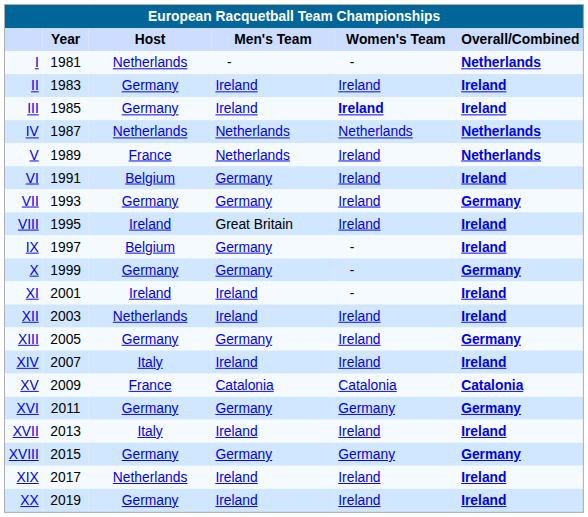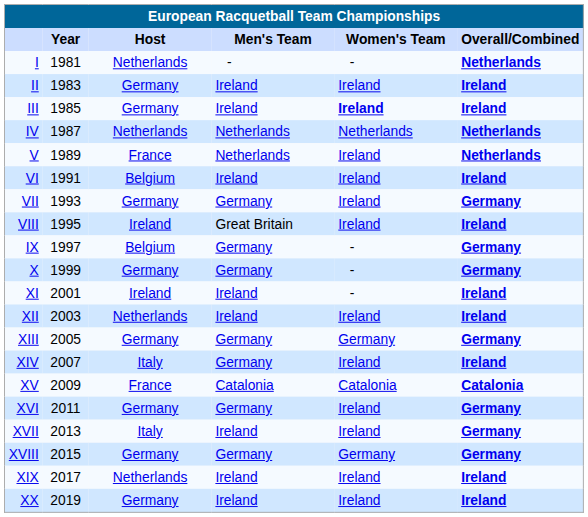(244, 178) Germany -> (237, 178) Ireland
(484, 247) Ireland -> (491, 247) Germany
(359, 339) Ireland -> (367, 339) Germany
(237, 362) Ireland -> (244, 362) Germany
(367, 408) Germany -> (359, 408) Ireland
(484, 431) Ireland -> (491, 431) Germany
